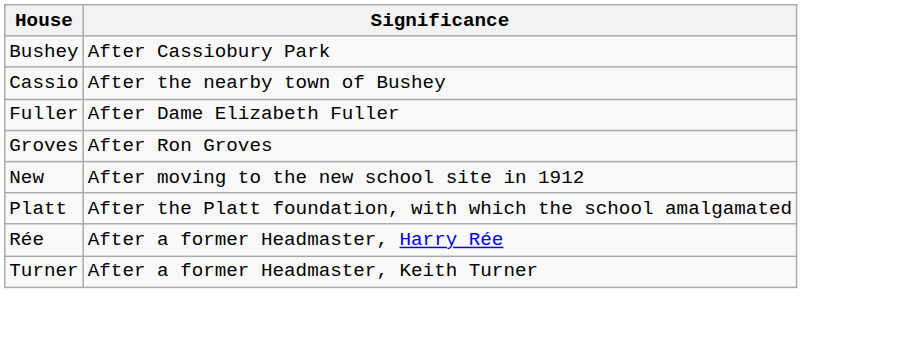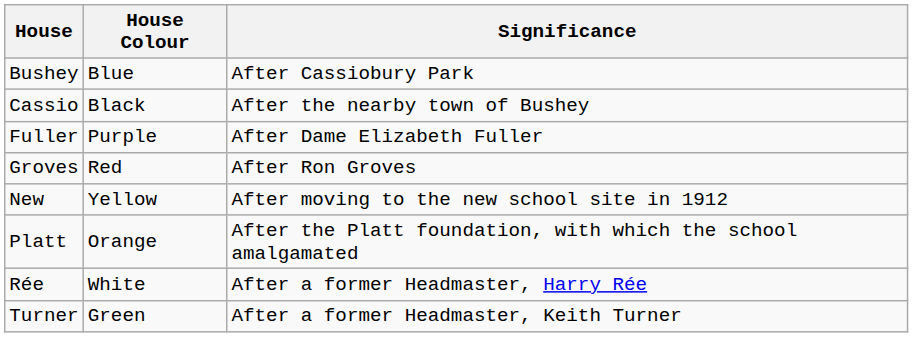+ column: (155, 32)
